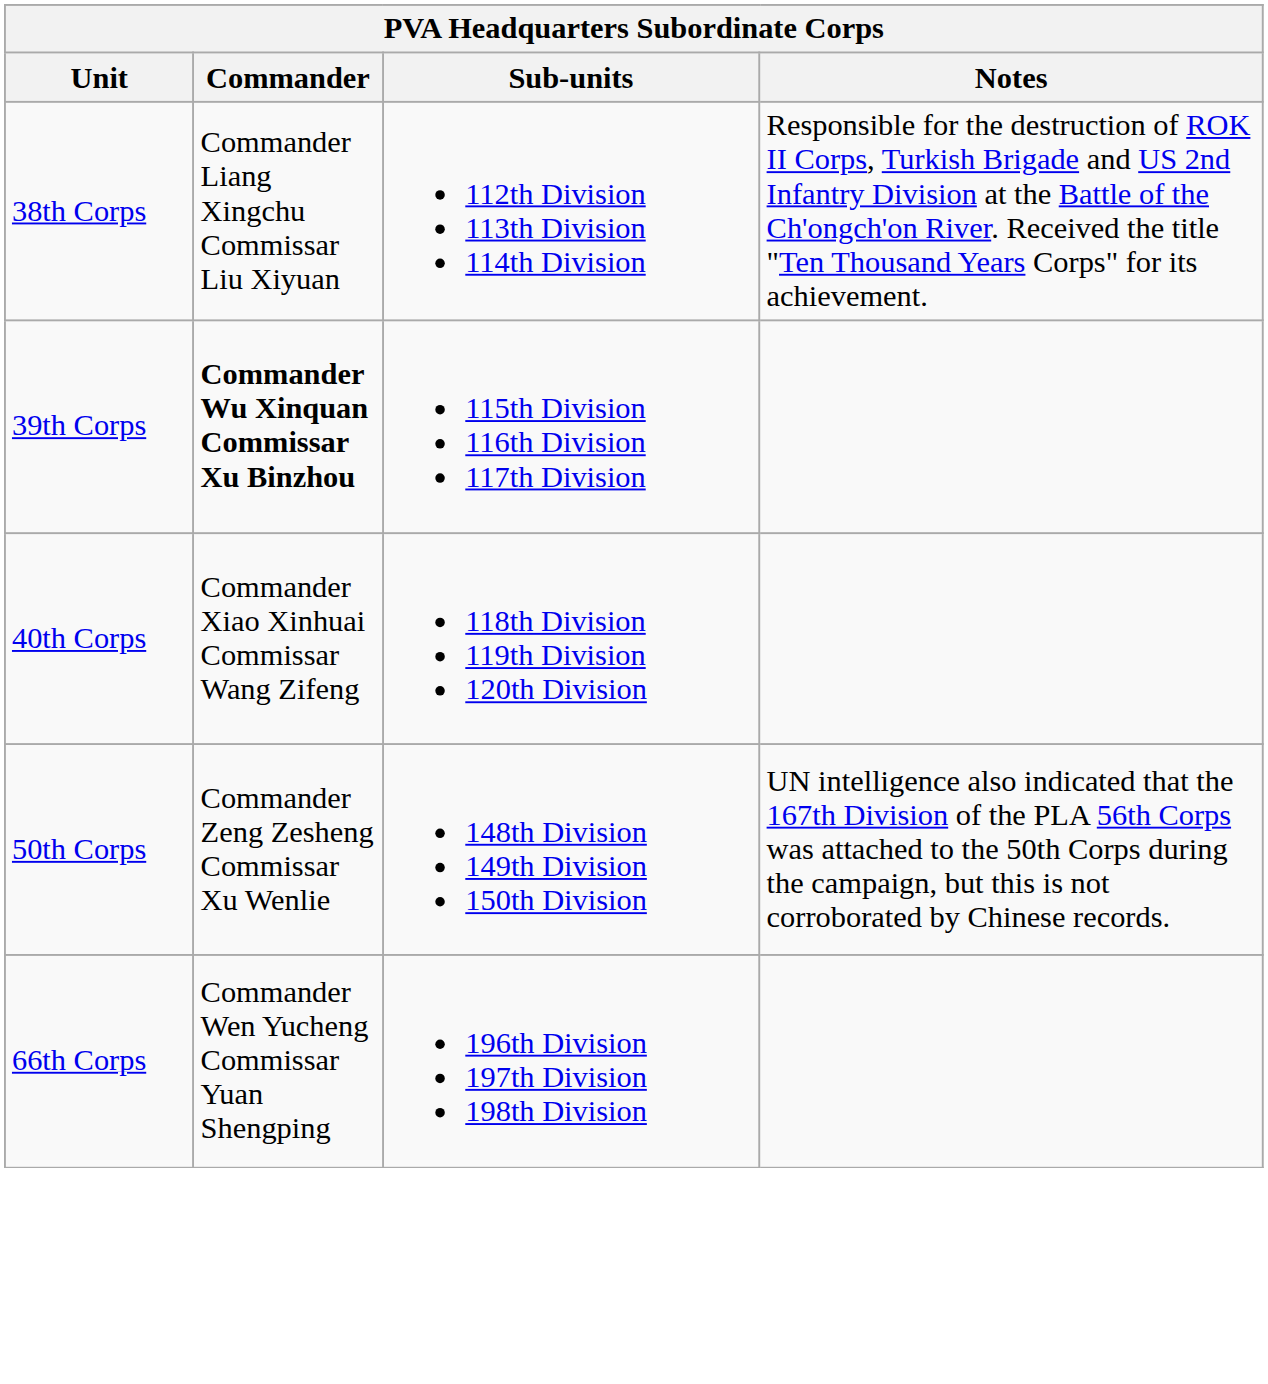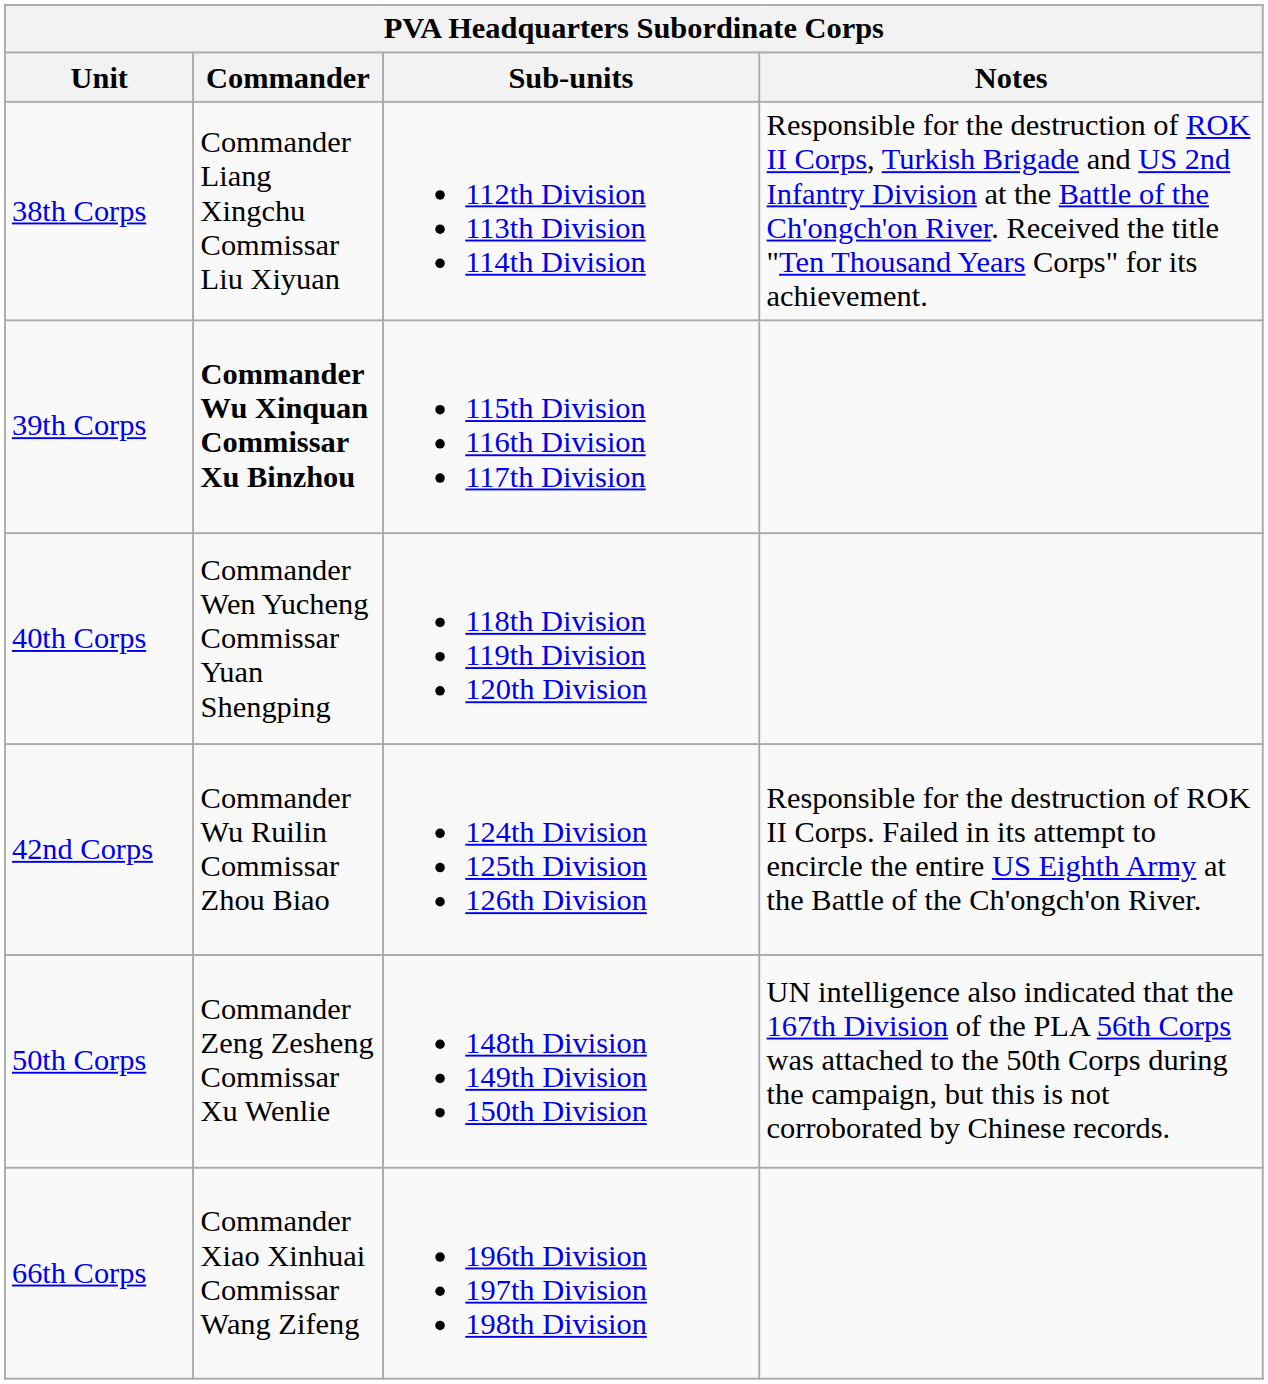(283, 637) Commander Xiao Xinhuai Commissar Wang Zifeng -> (285, 637) Commander Wen Yucheng Commissar Yuan Shengping
+ row: (82, 849)
(285, 1060) Commander Wen Yucheng Commissar Yuan Shengping -> (283, 1272) Commander Xiao Xinhuai Commissar Wang Zifeng
